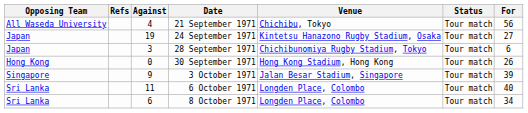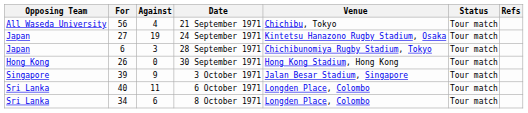columns swapped: (508, 11) <-> (120, 11)
